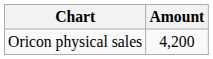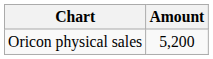(177, 41) 4,200 -> (177, 41) 5,200
